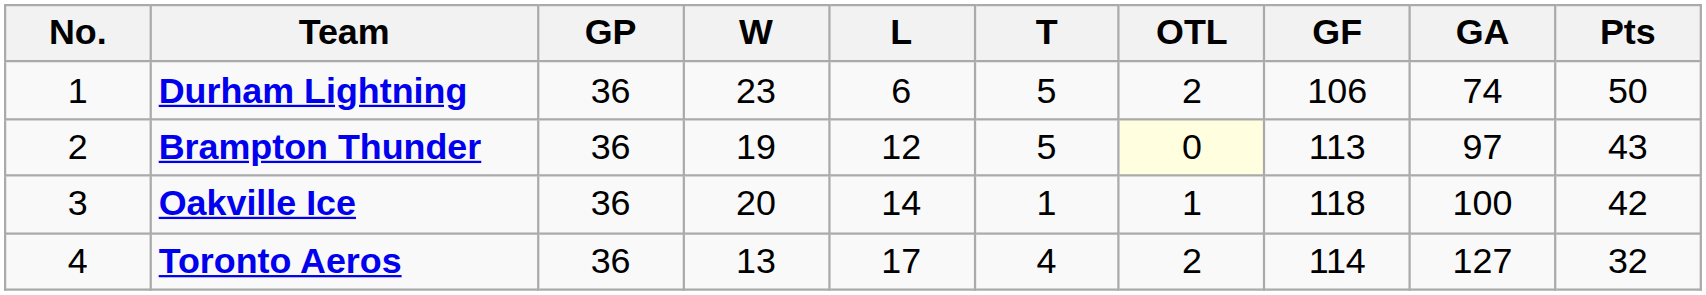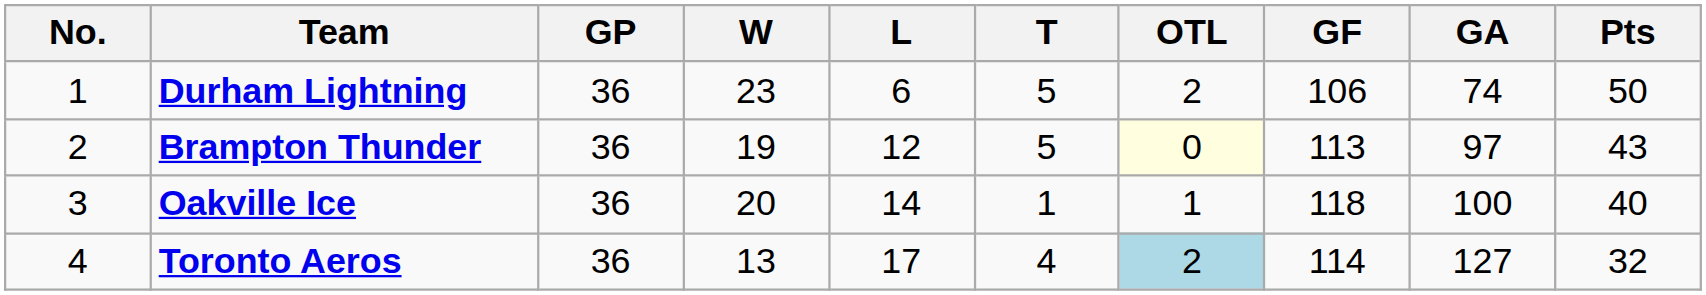(1628, 203) 42 -> (1628, 203) 40
(1192, 260) no background -> (1192, 260) lightblue background
